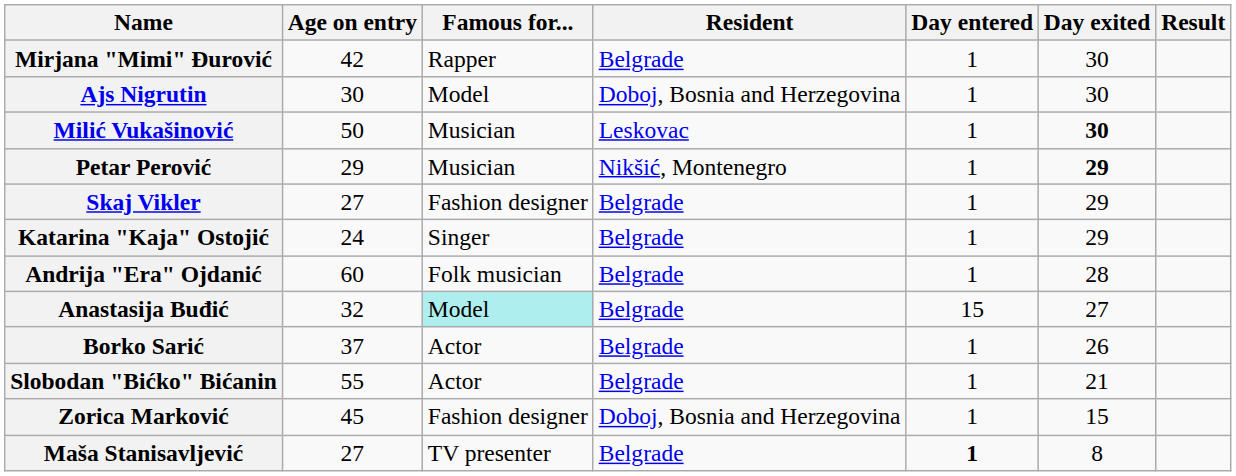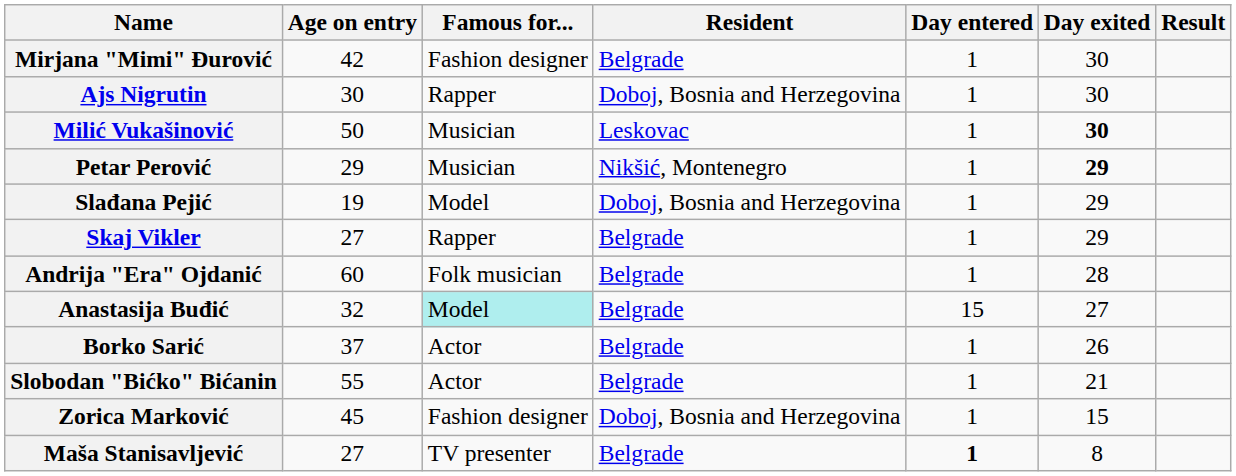(462, 58) Rapper -> (508, 58) Fashion designer
(459, 94) Model -> (462, 94) Rapper
+ row: (143, 202)
(508, 202) Fashion designer -> (462, 238) Rapper
- row: (143, 238)
